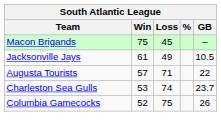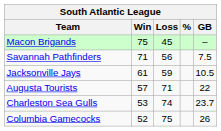+ row: (54, 57)
(167, 57) 49 -> (167, 73) 59
